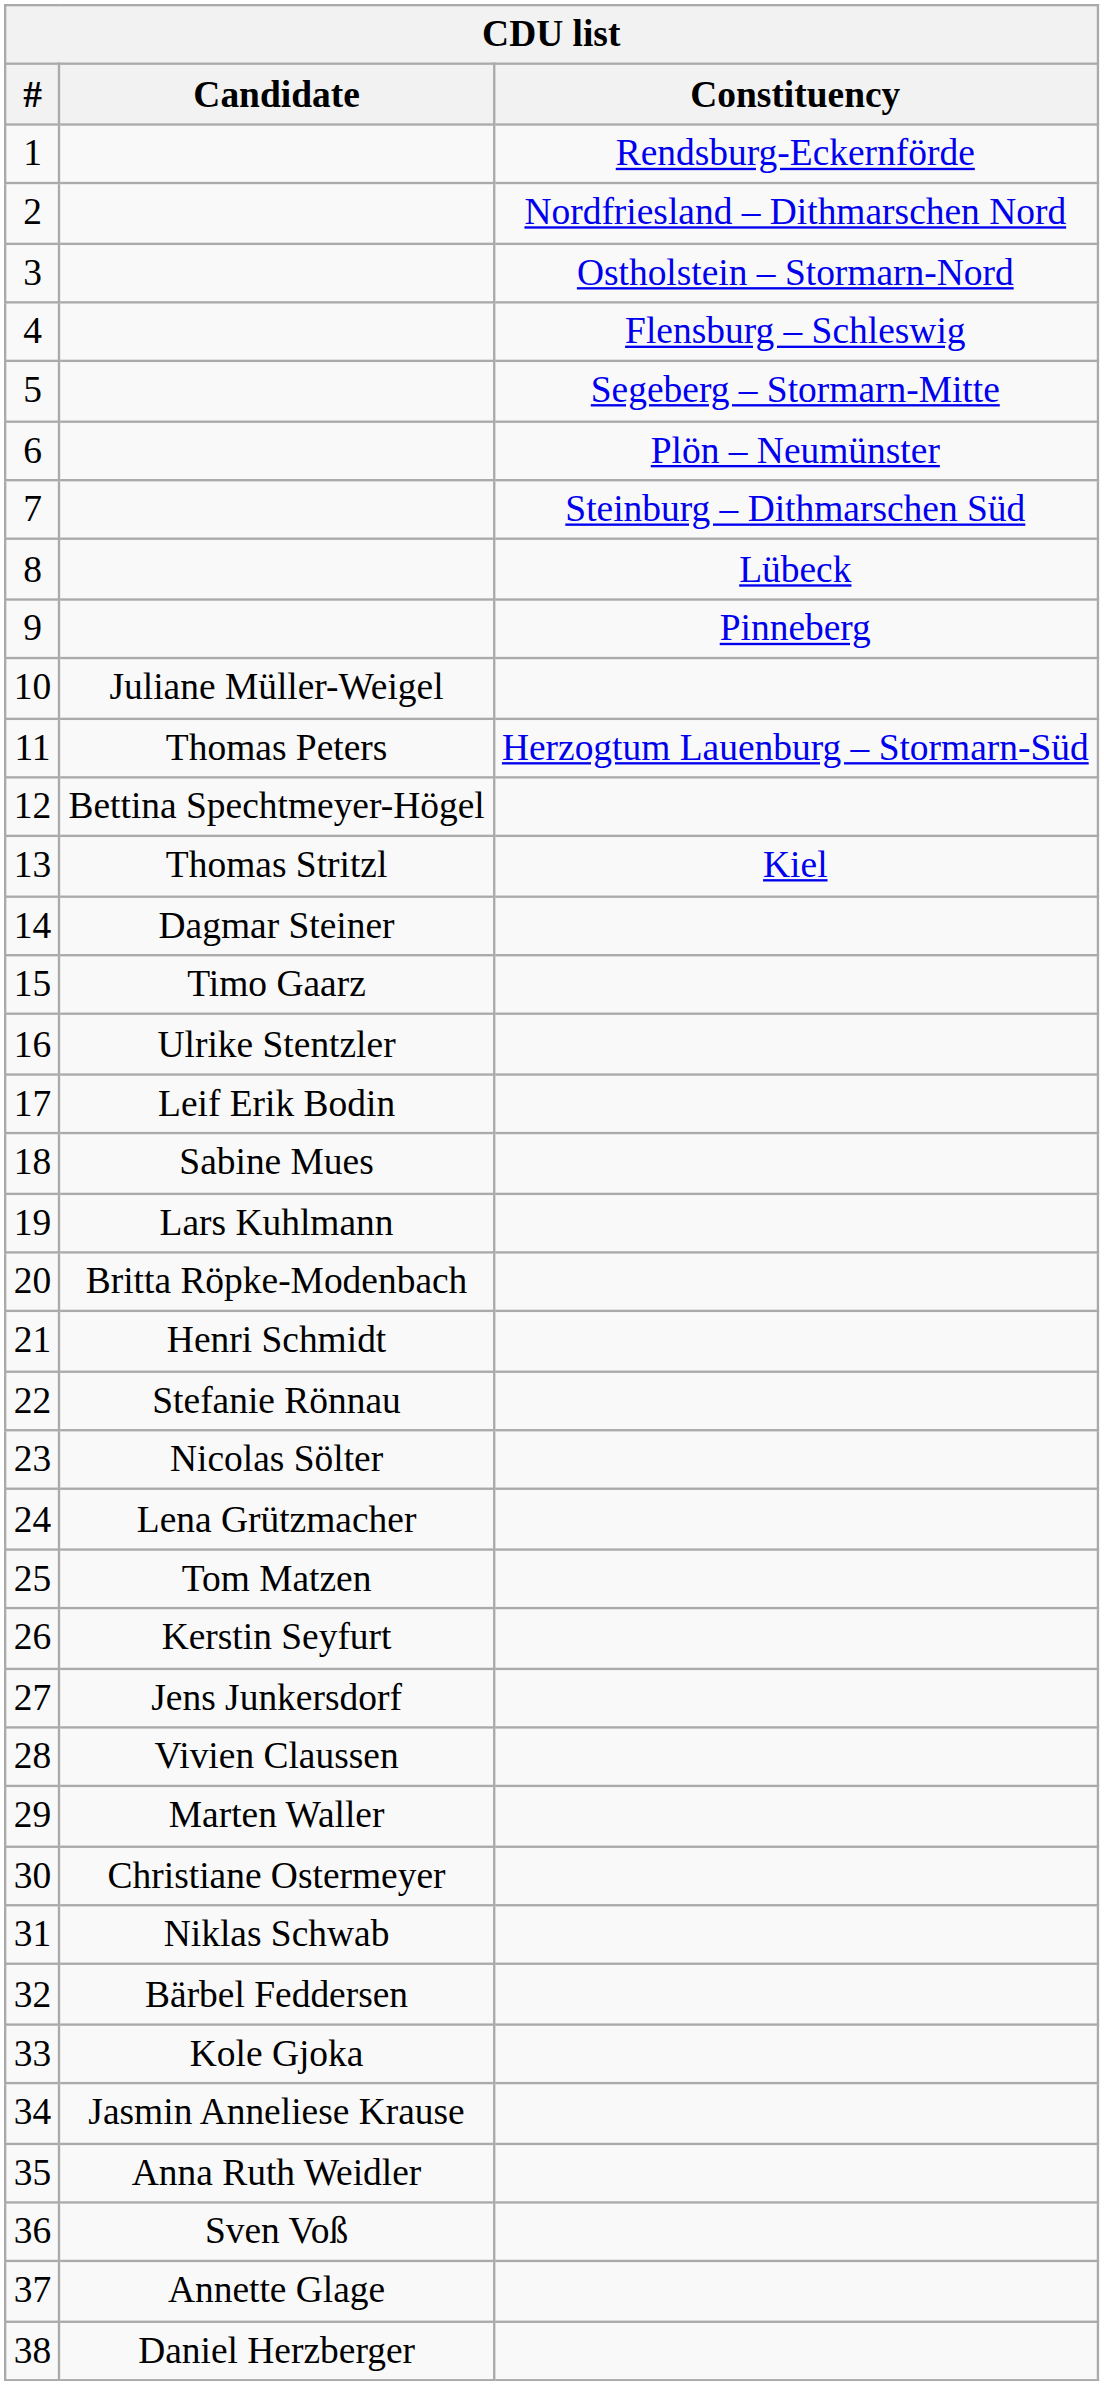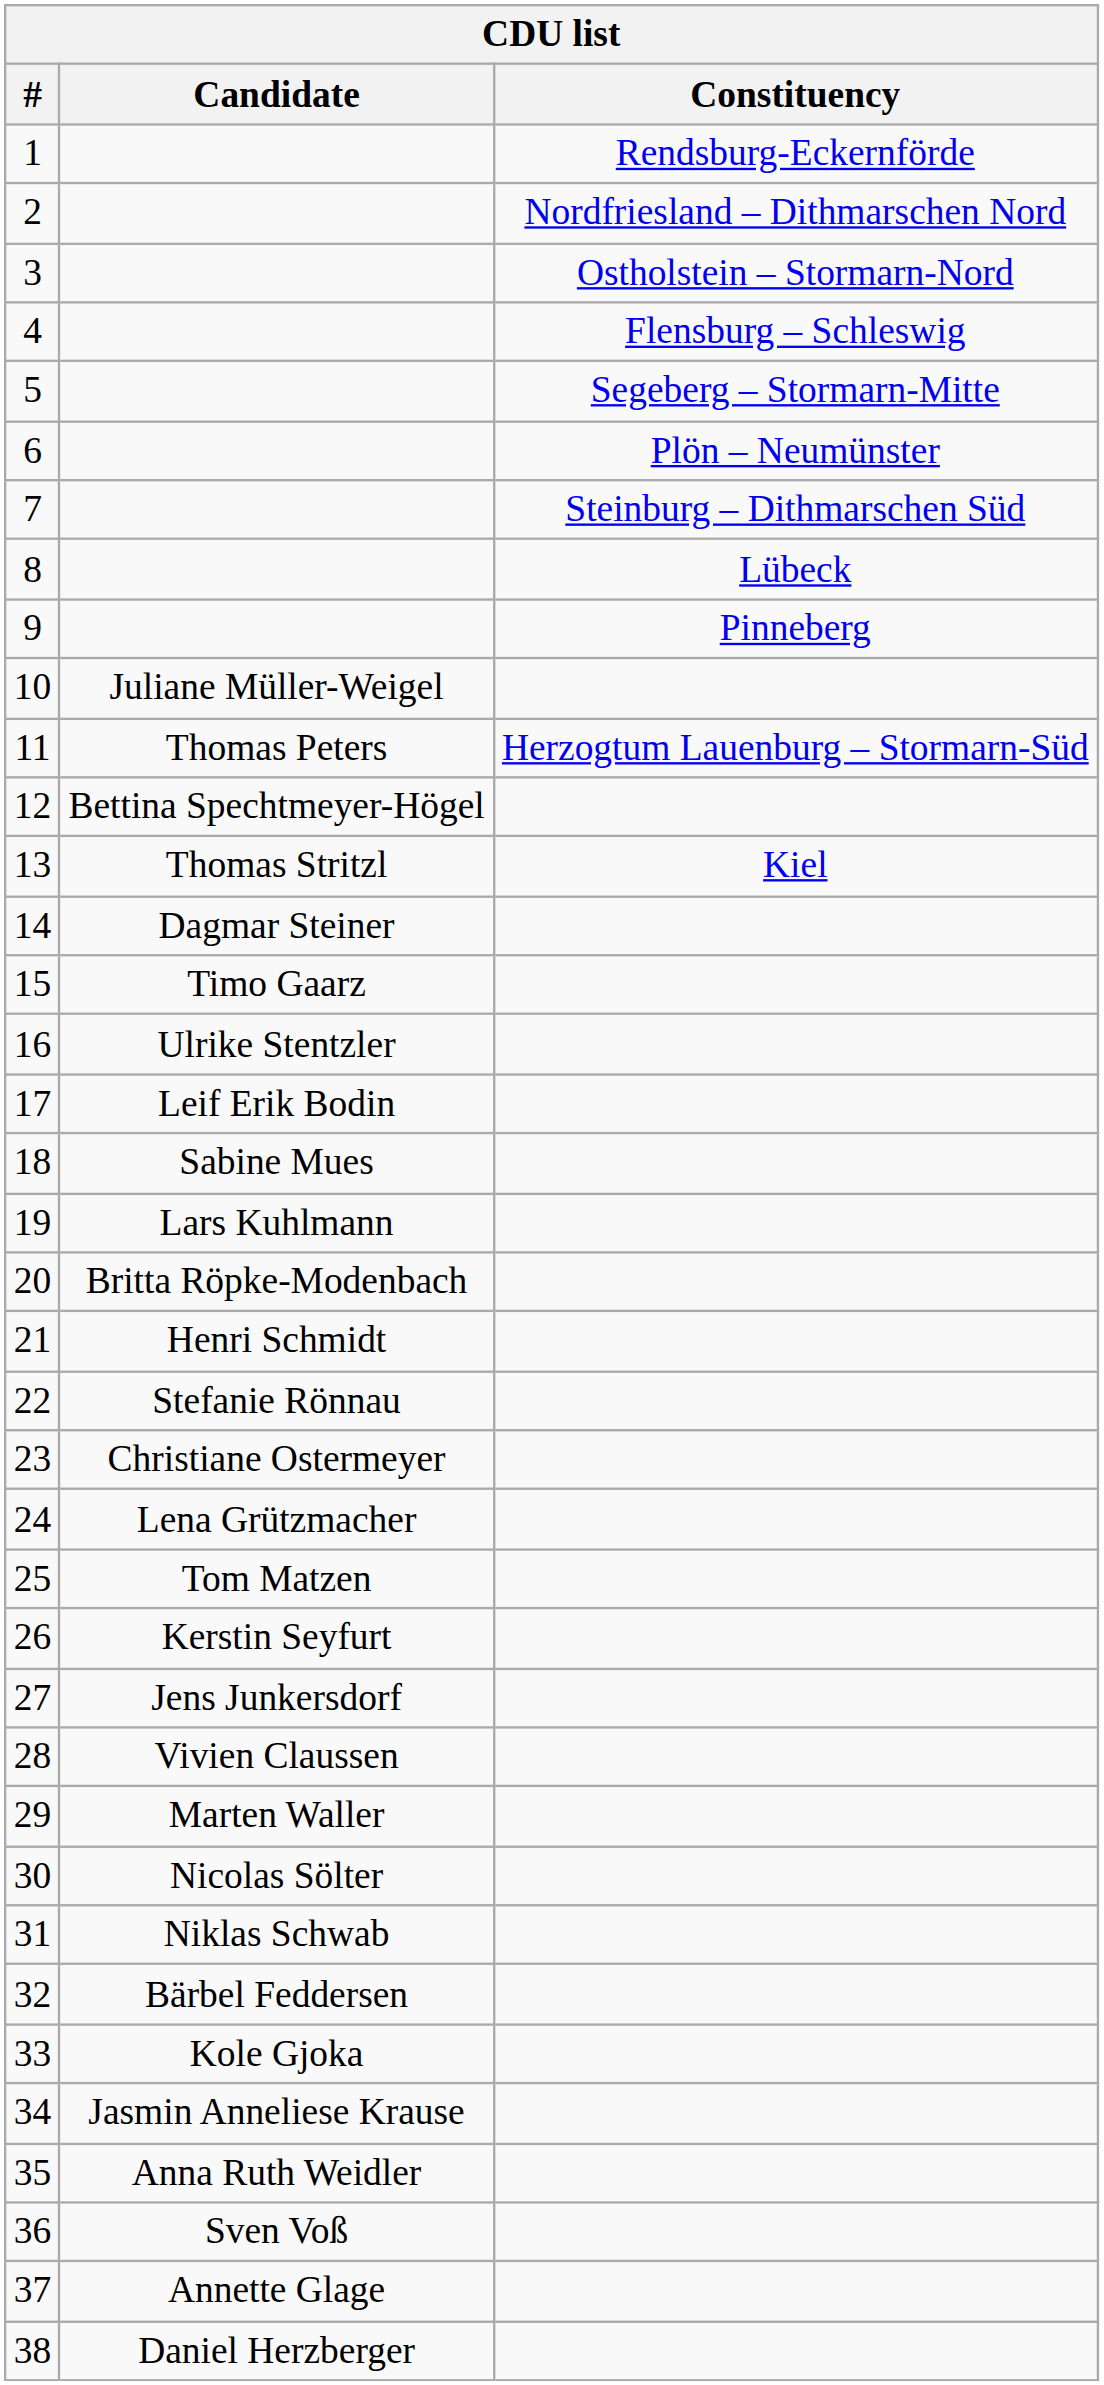(277, 1459) Nicolas Sölter -> (277, 1459) Christiane Ostermeyer
(277, 1874) Christiane Ostermeyer -> (277, 1874) Nicolas Sölter
